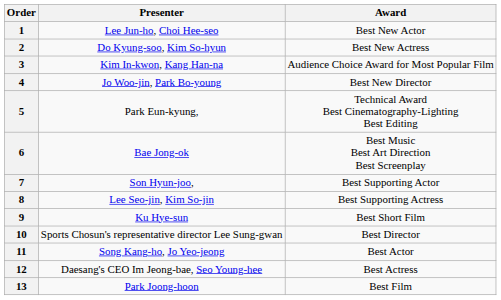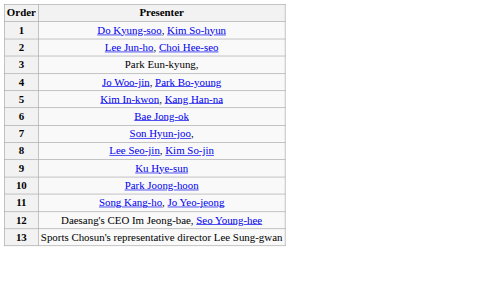- column: (391, 13)
(162, 30) Lee Jun-ho, Choi Hee-seo -> (162, 30) Do Kyung-soo, Kim So-hyun
(162, 47) Do Kyung-soo, Kim So-hyun -> (162, 47) Lee Jun-ho, Choi Hee-seo
(162, 64) Kim In-kwon, Kang Han-na -> (162, 64) Park Eun-kyung,
(162, 111) Park Eun-kyung, -> (162, 99) Kim In-kwon, Kang Han-na
(162, 234) Sports Chosun's representative director Lee Sung-gwan -> (162, 185) Park Joong-hoon
(162, 286) Park Joong-hoon -> (162, 237) Sports Chosun's representative director Lee Sung-gwan
